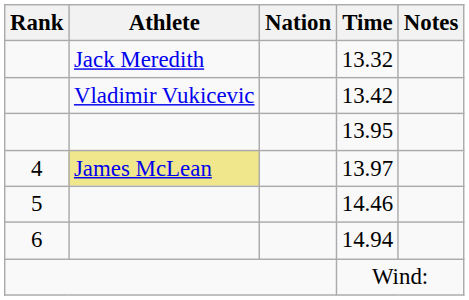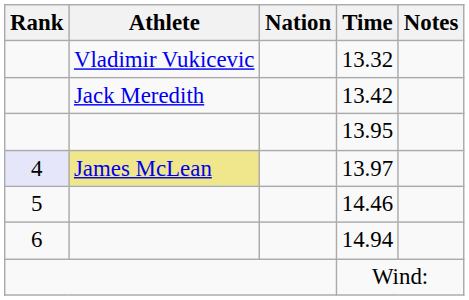(139, 58) Jack Meredith -> (164, 58) Vladimir Vukicevic
(164, 95) Vladimir Vukicevic -> (139, 95) Jack Meredith
(37, 167) no background -> (37, 167) lavender background
